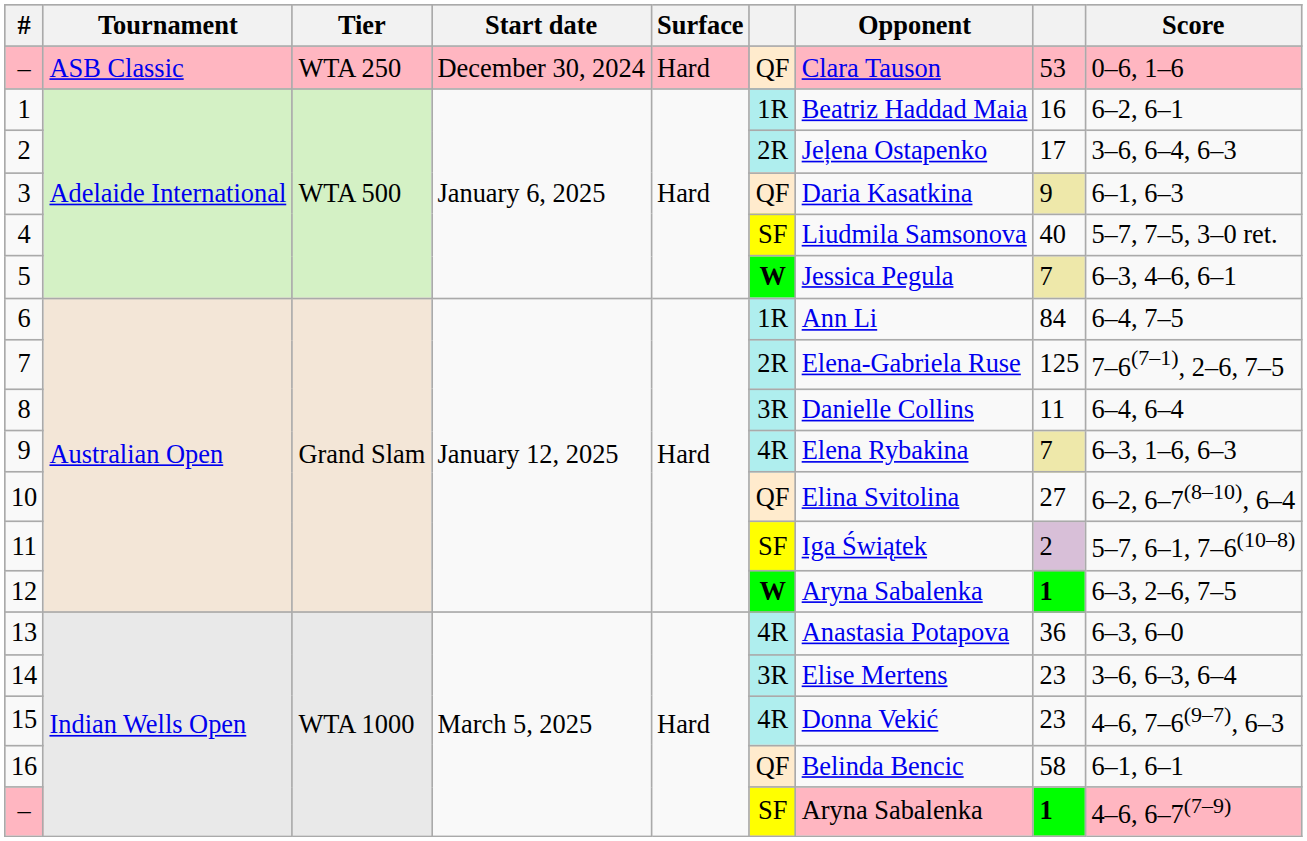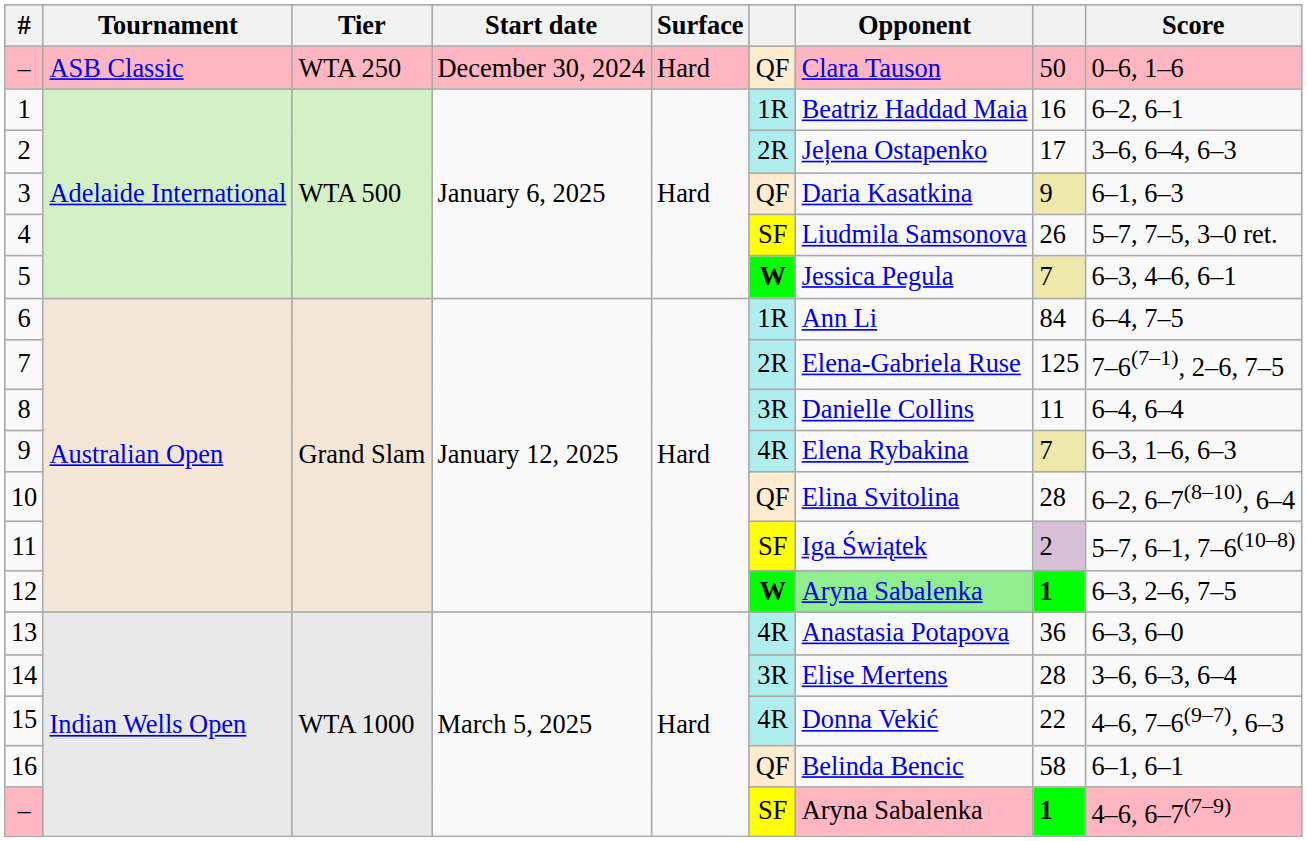(1053, 67) 53 -> (1053, 67) 50
(1053, 234) 40 -> (1053, 234) 26
(1053, 496) 27 -> (1053, 496) 28
(892, 591) no background -> (892, 591) lightgreen background
(1053, 674) 23 -> (1053, 674) 28
(1053, 720) 23 -> (1053, 720) 22
